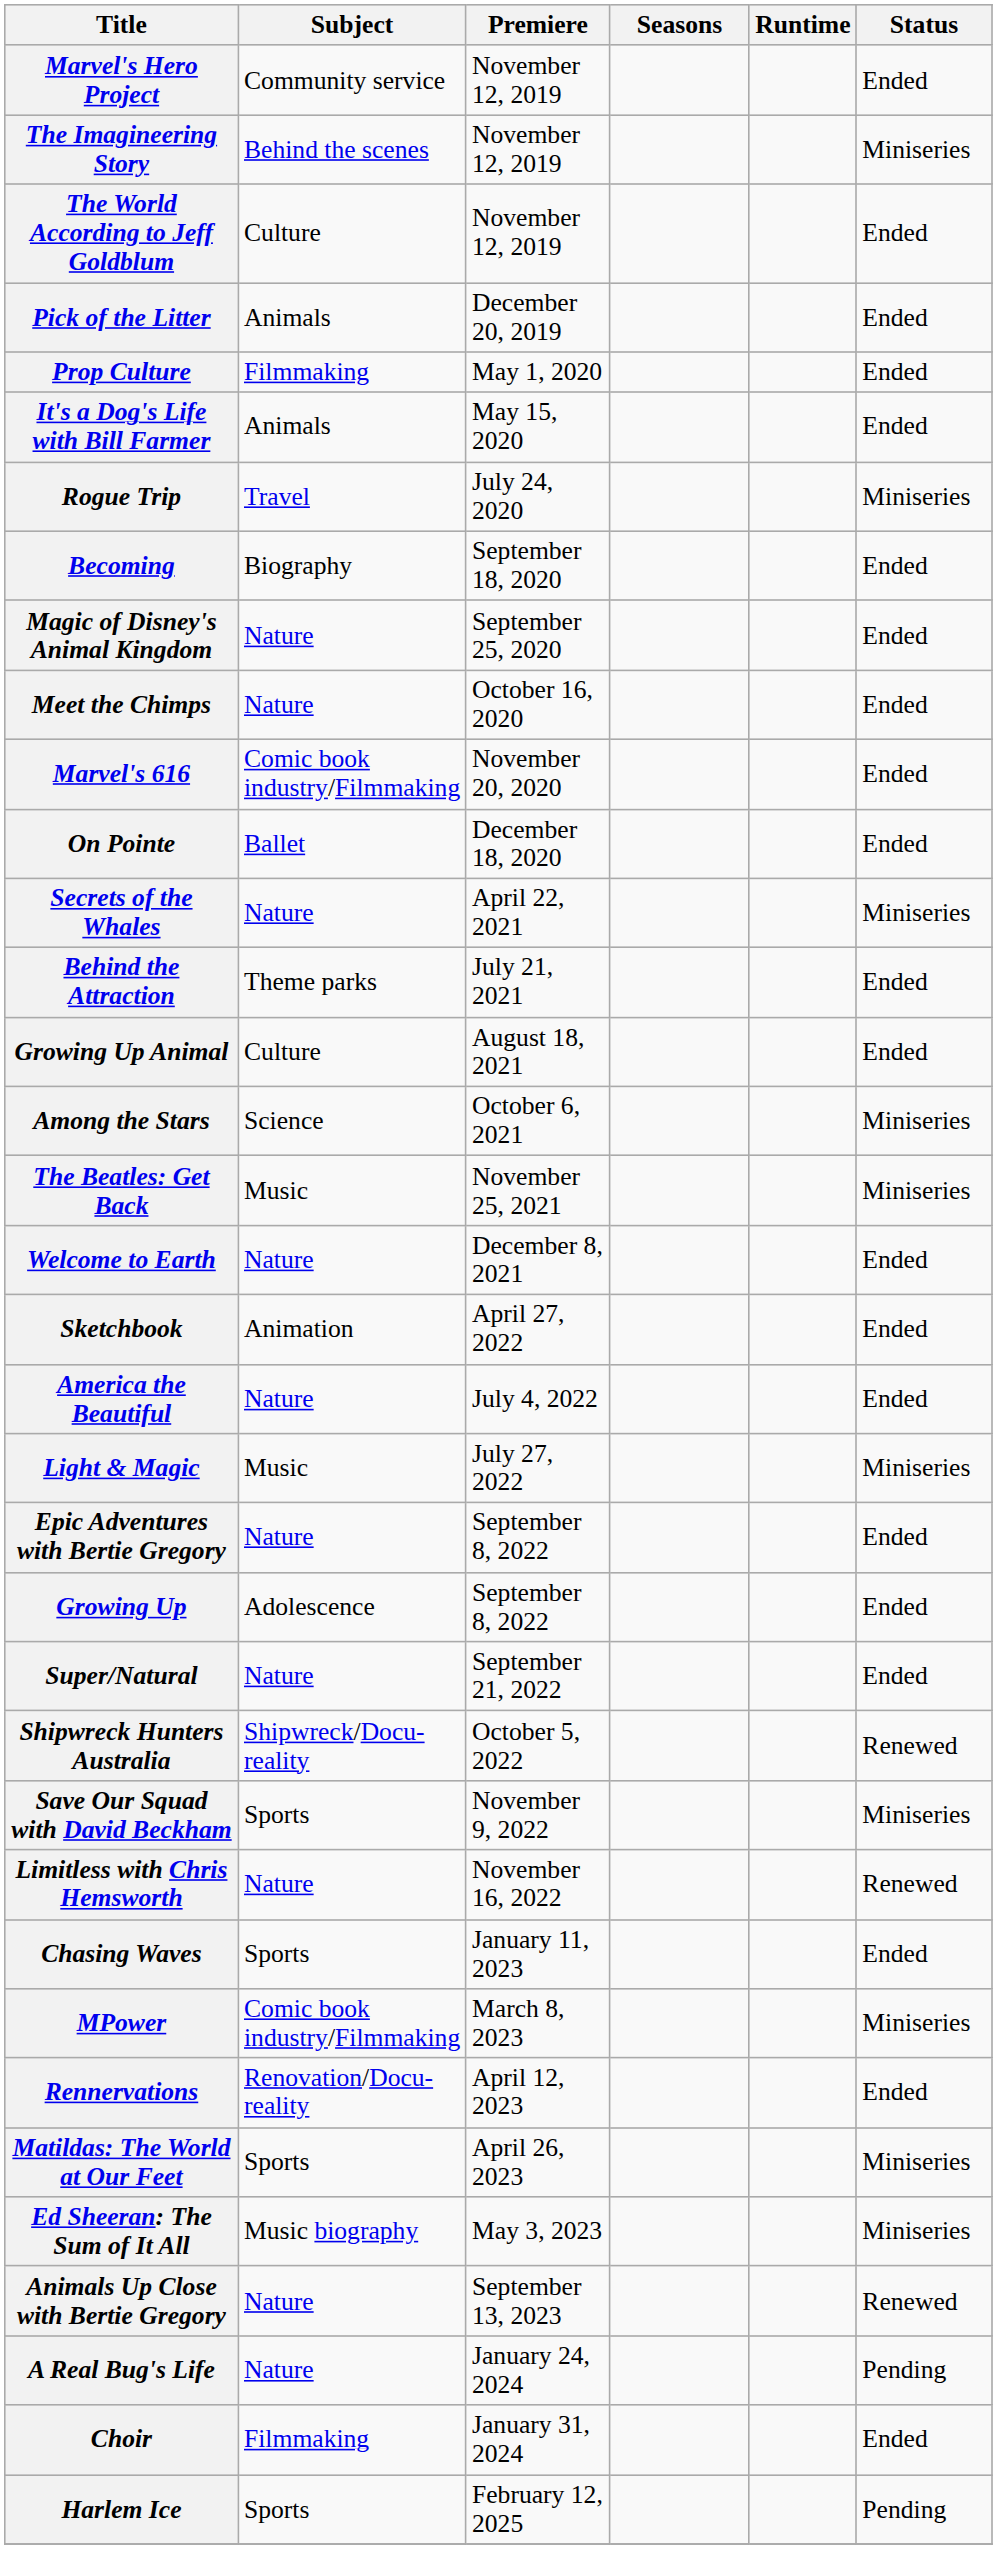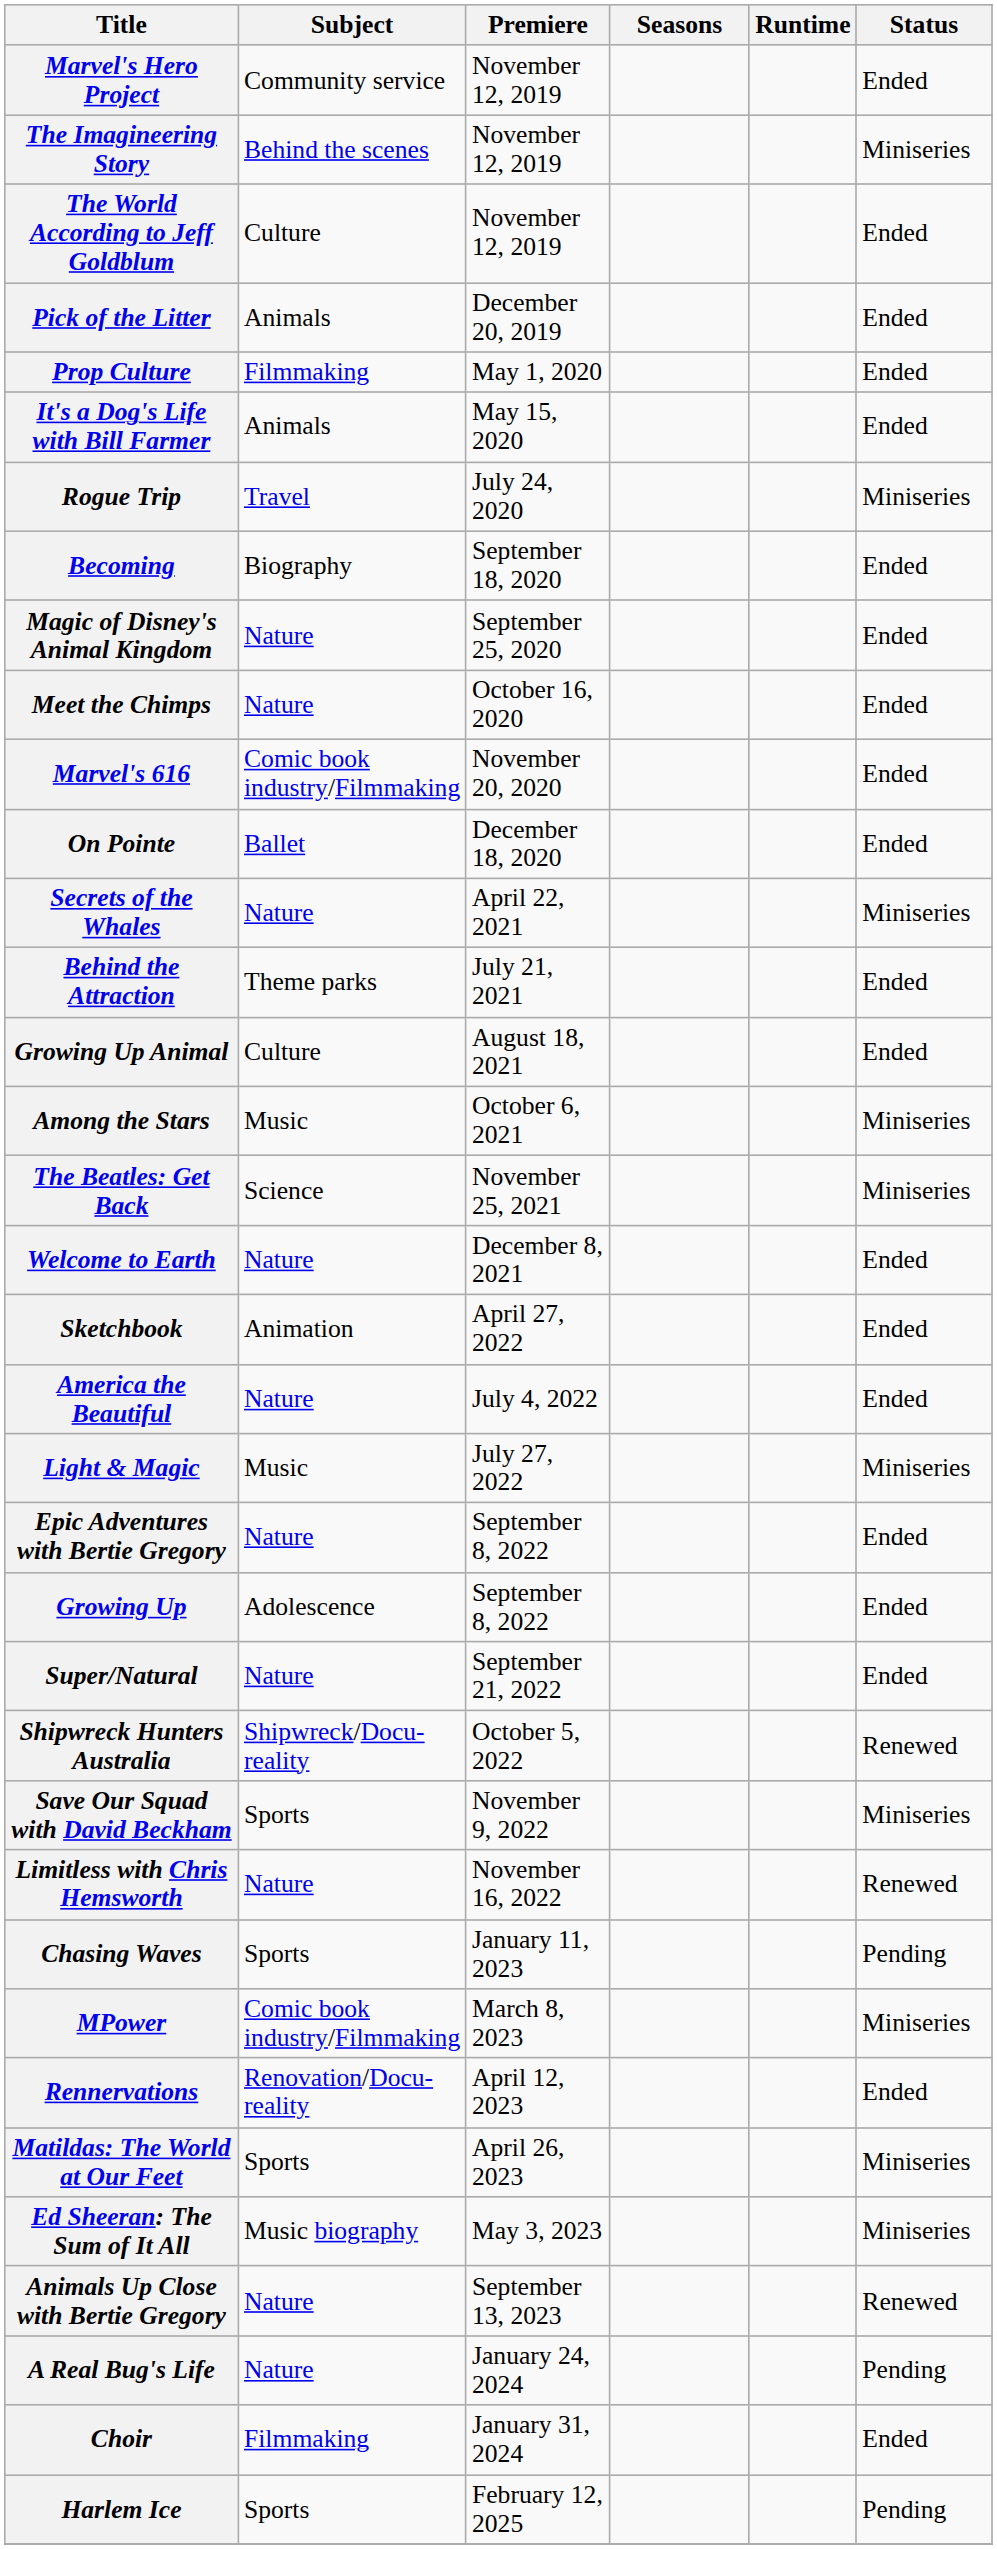(284, 1120) Science -> (276, 1120) Music
(276, 1190) Music -> (284, 1190) Science
(895, 1953) Ended -> (904, 1953) Pending
